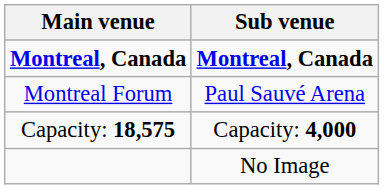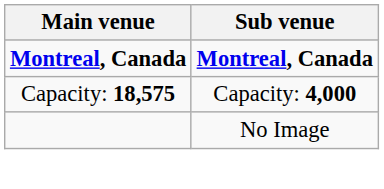- row: (98, 93)
